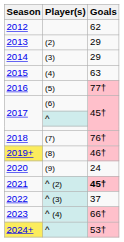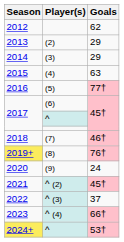(98, 138) 76† -> (98, 138) 46†
(98, 153) 46† -> (98, 153) 76†
(98, 184) bold -> (98, 184) normal
